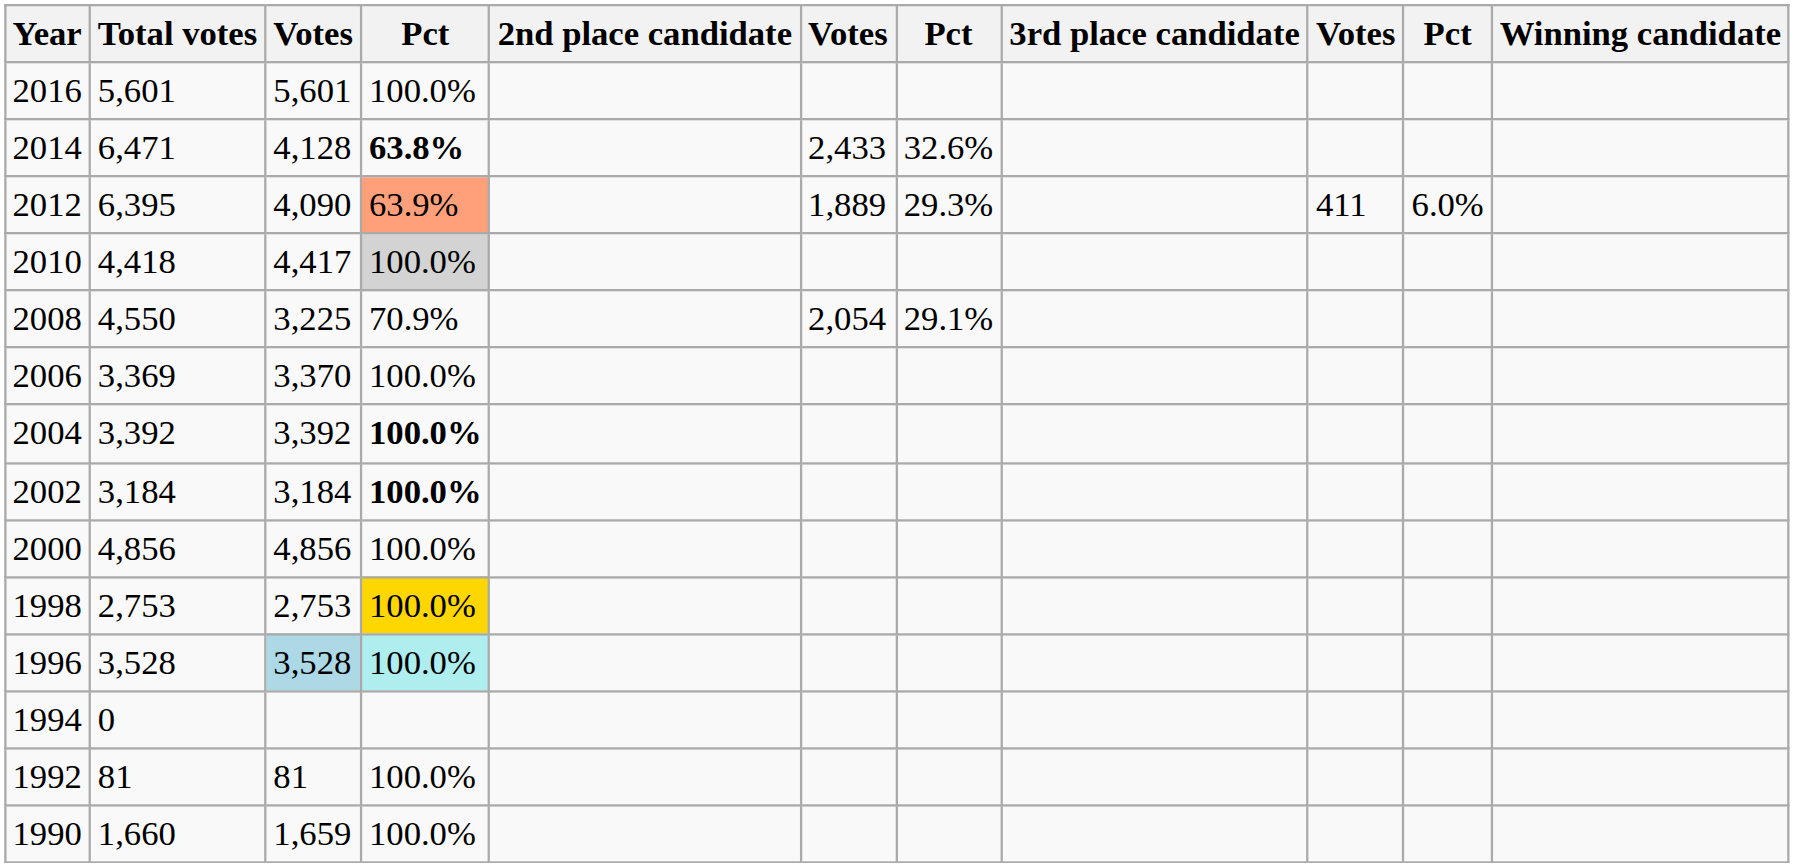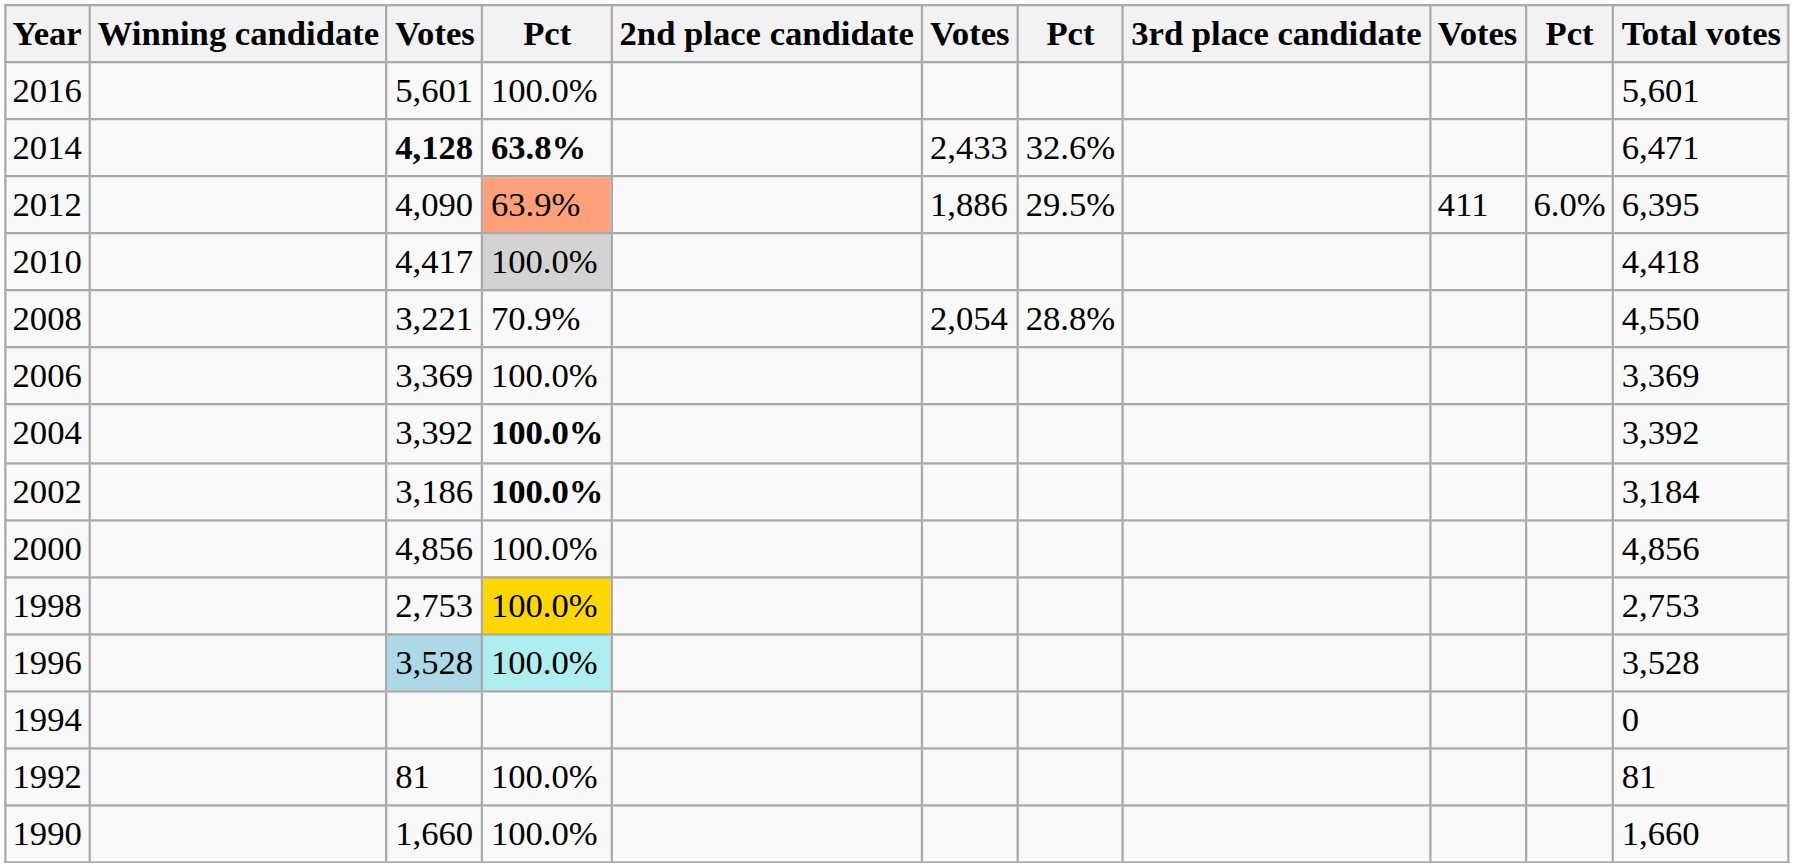columns swapped: (1640, 33) <-> (178, 33)
(312, 147) normal -> (434, 147) bold
(847, 204) 1,889 -> (969, 204) 1,886
(948, 204) 29.3% -> (1070, 204) 29.5%
(312, 318) 3,225 -> (434, 318) 3,221
(948, 318) 29.1% -> (1070, 318) 28.8%
(312, 375) 3,370 -> (434, 375) 3,369
(312, 490) 3,184 -> (434, 490) 3,186
(312, 833) 1,659 -> (434, 833) 1,660
